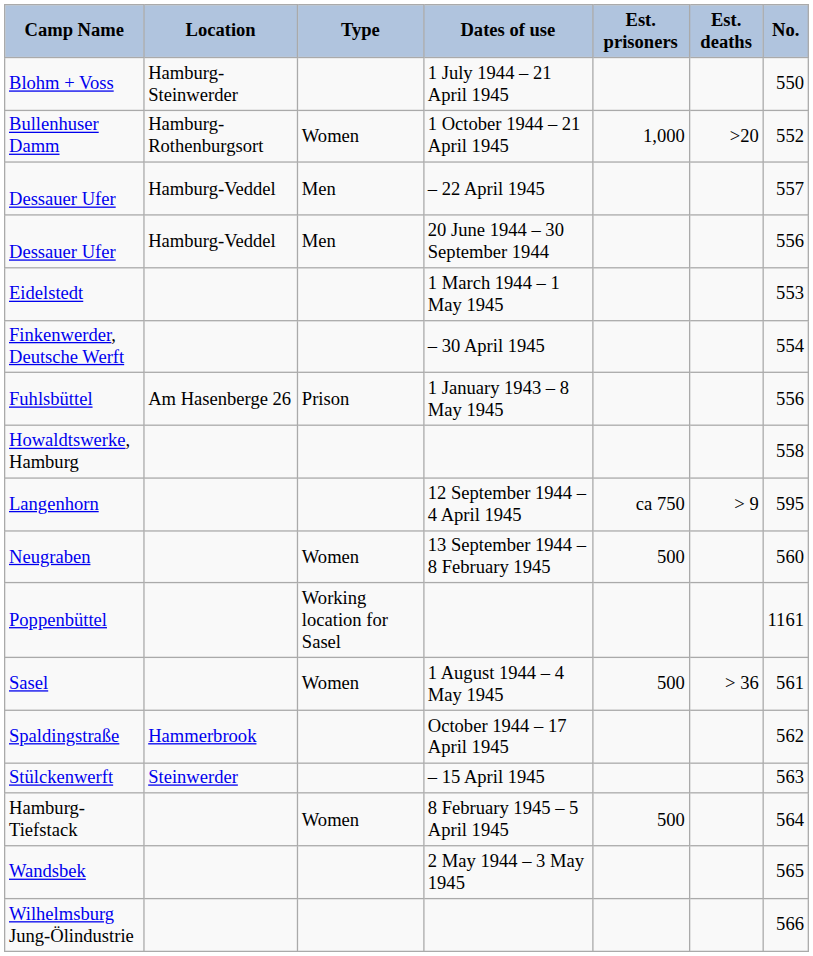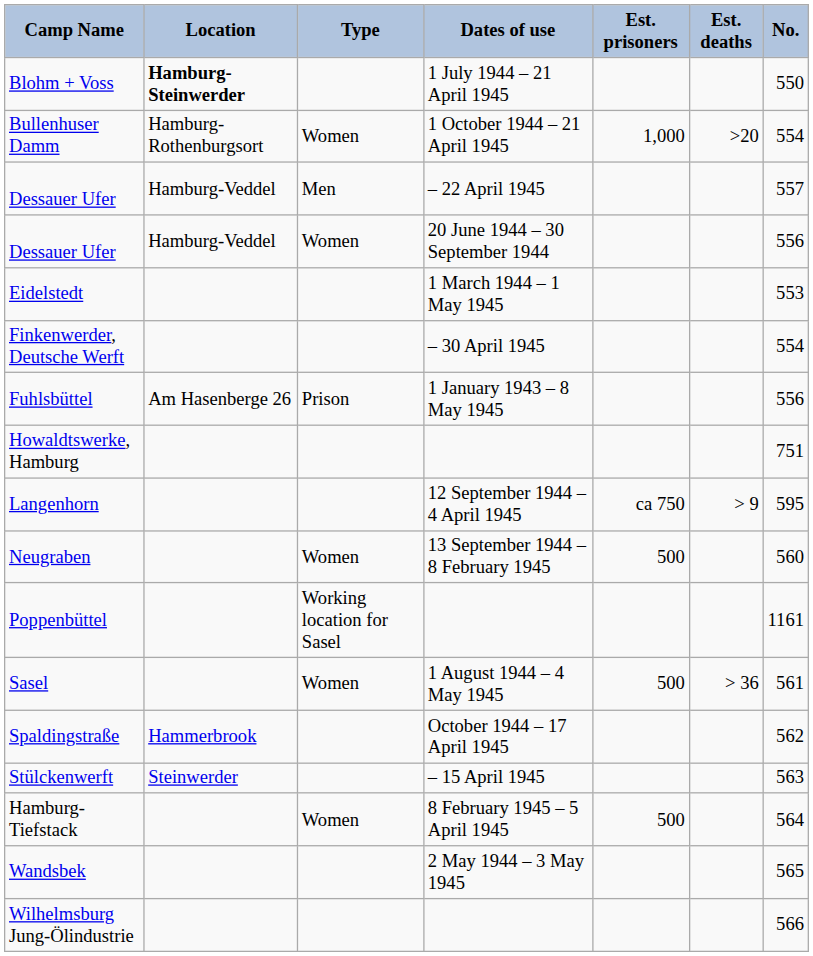(193, 83) normal -> (197, 83) bold
(790, 136) 552 -> (790, 136) 554
(319, 241) Men -> (330, 241) Women
(790, 451) 558 -> (790, 451) 751
